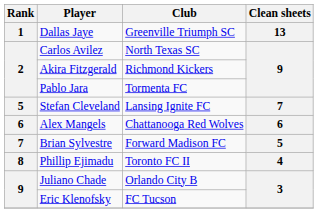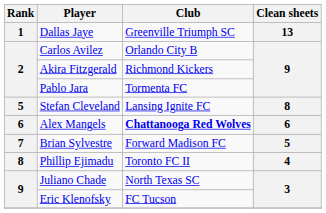(162, 50) North Texas SC -> (161, 50) Orlando City B
(280, 106) 7 -> (287, 106) 8
(184, 124) normal -> (188, 124) bold
(161, 180) Orlando City B -> (162, 180) North Texas SC
